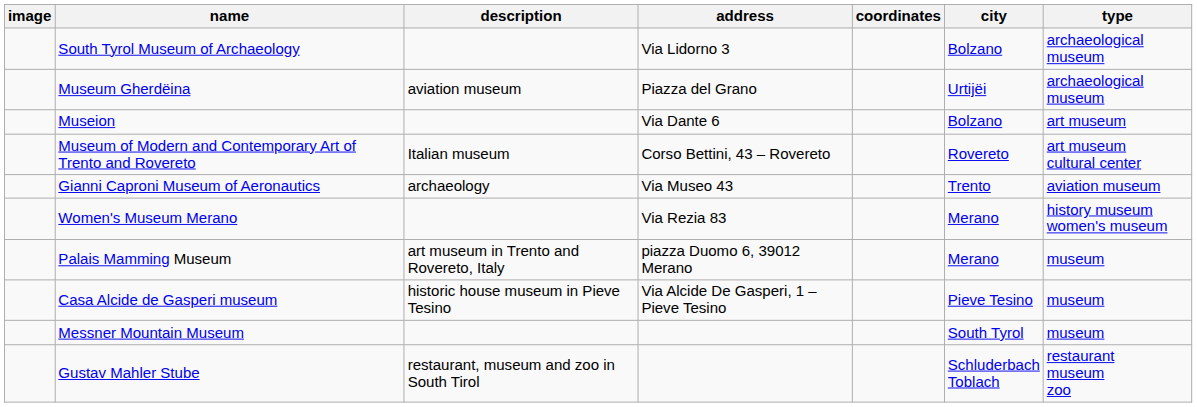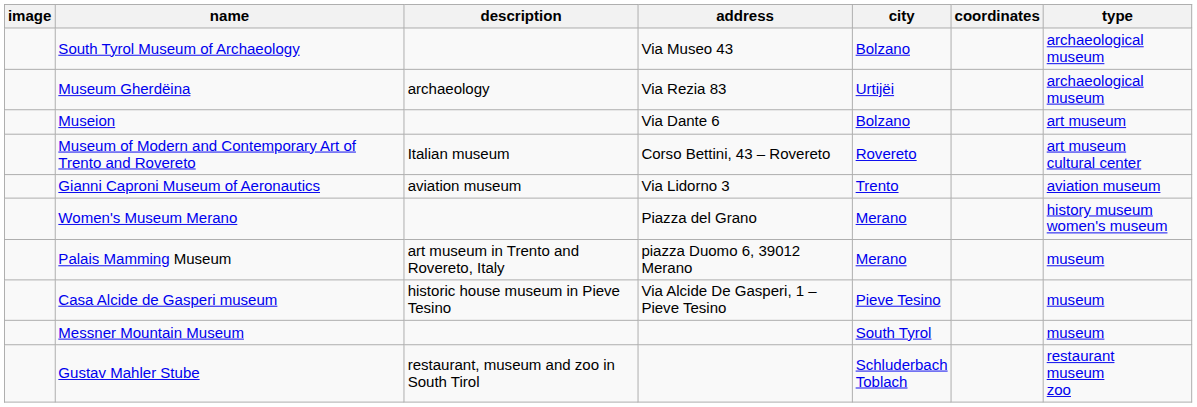columns swapped: (994, 16) <-> (898, 16)
(686, 48) Via Lidorno 3 -> (687, 48) Via Museo 43
(464, 89) aviation museum -> (449, 89) archaeology
(699, 89) Piazza del Grano -> (684, 89) Via Rezia 83
(449, 186) archaeology -> (464, 186) aviation museum
(687, 186) Via Museo 43 -> (686, 186) Via Lidorno 3
(684, 218) Via Rezia 83 -> (699, 218) Piazza del Grano
